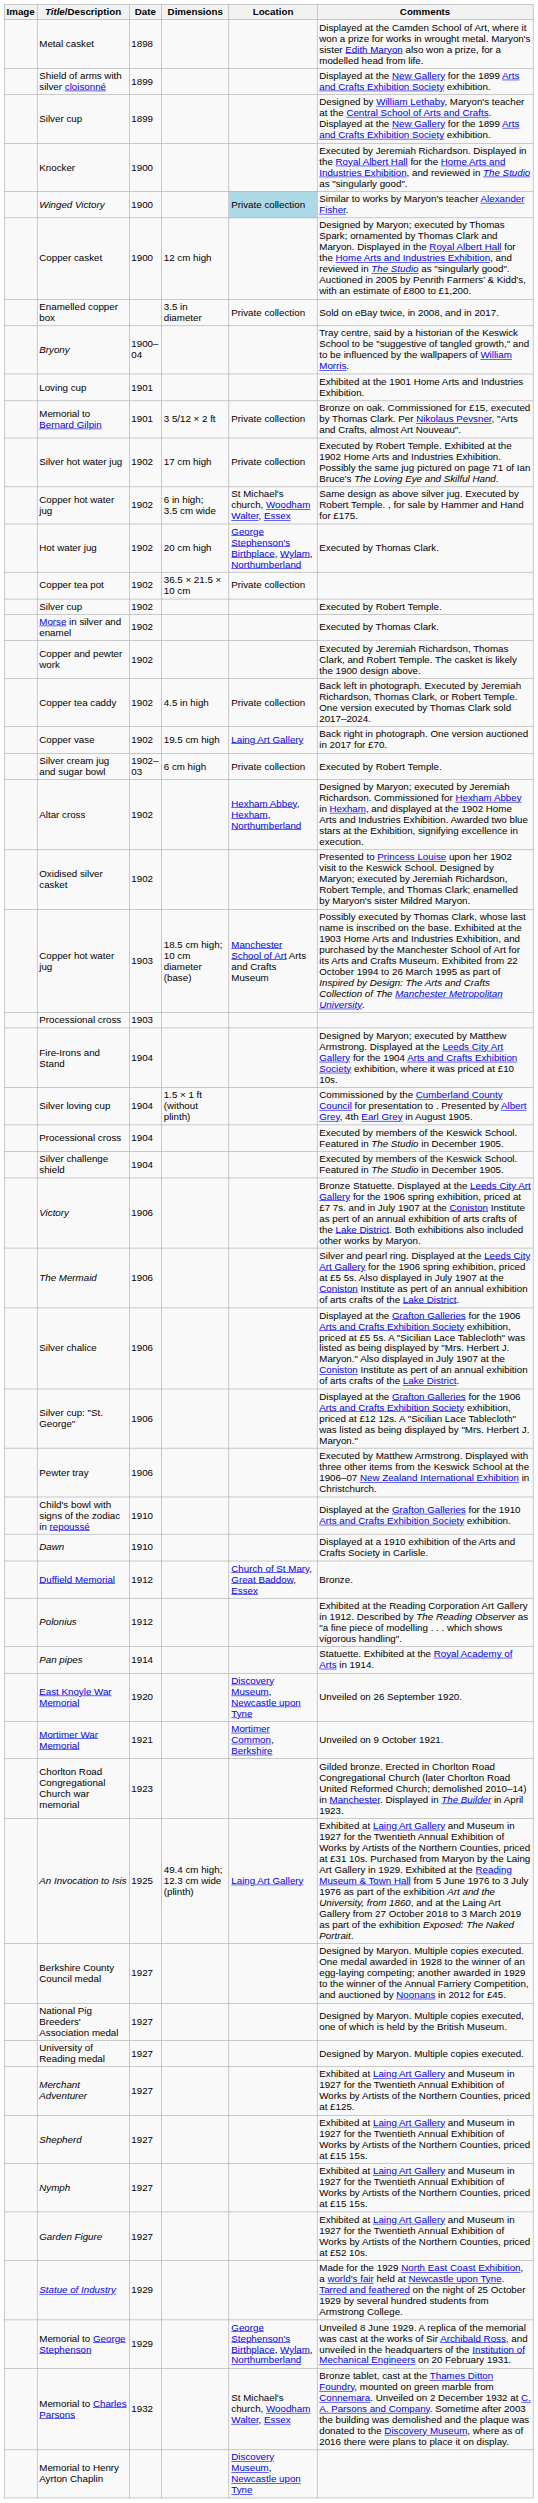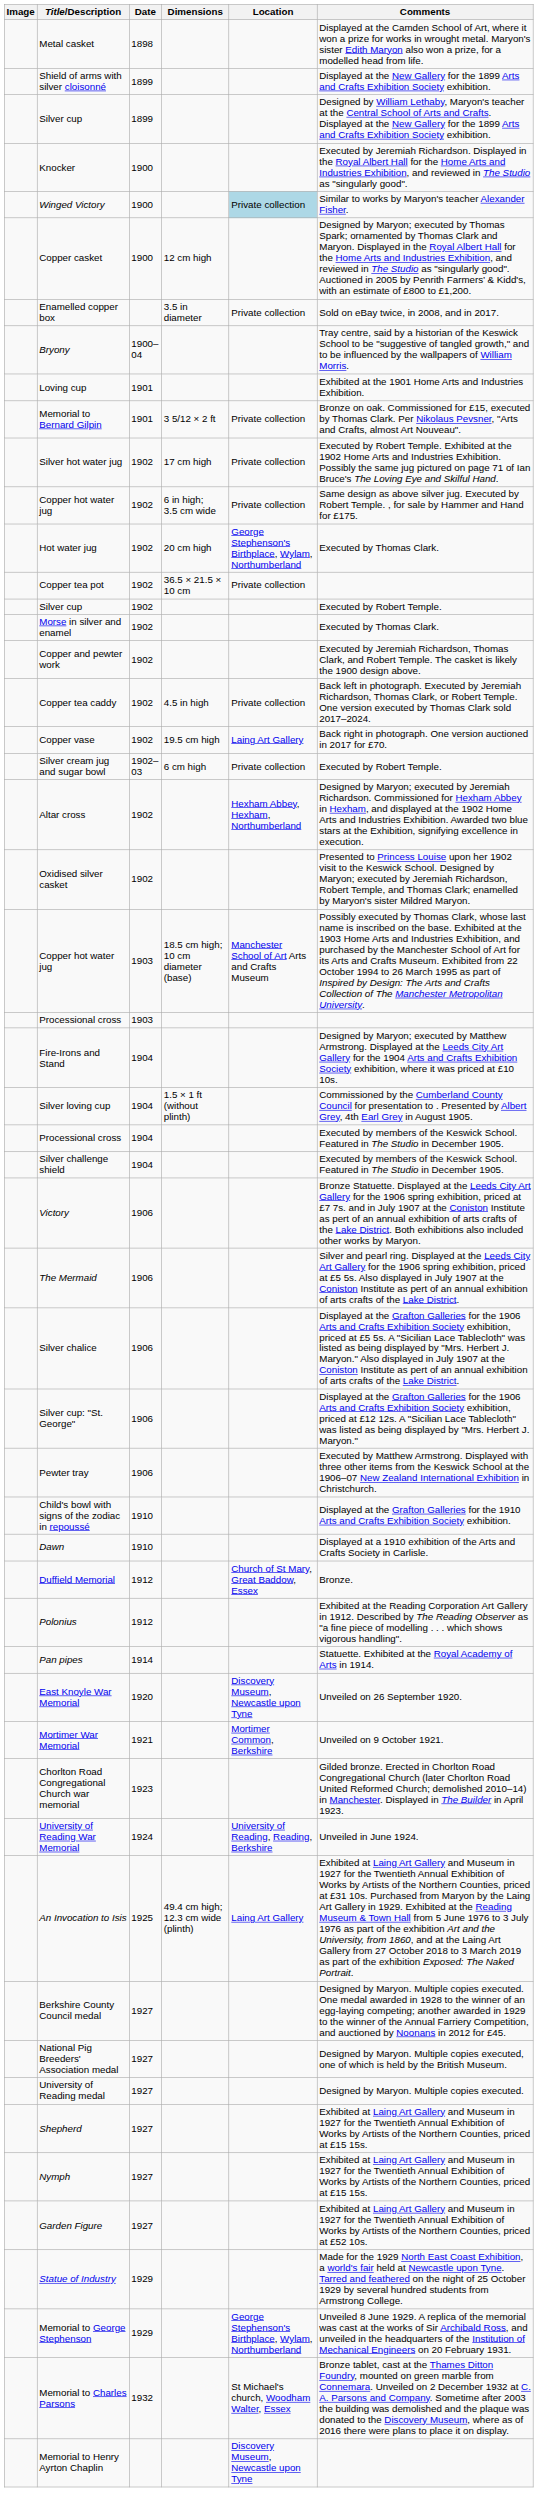(271, 505) St Michael's church, Woodham Walter, Essex -> (268, 505) Private collection
+ row: (68, 1837)
- row: (63, 2091)
